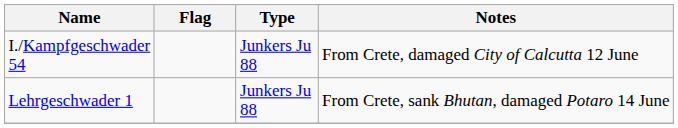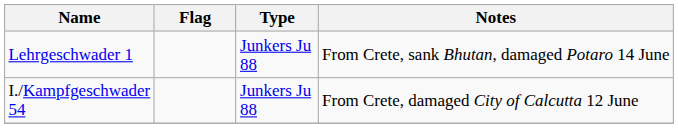rows swapped: (79, 54) <-> (71, 100)
